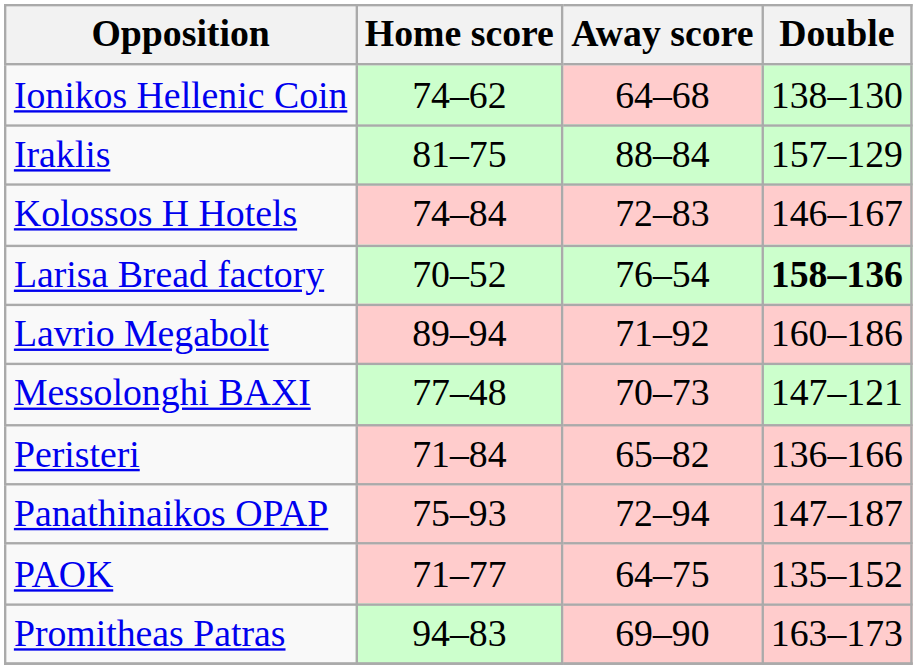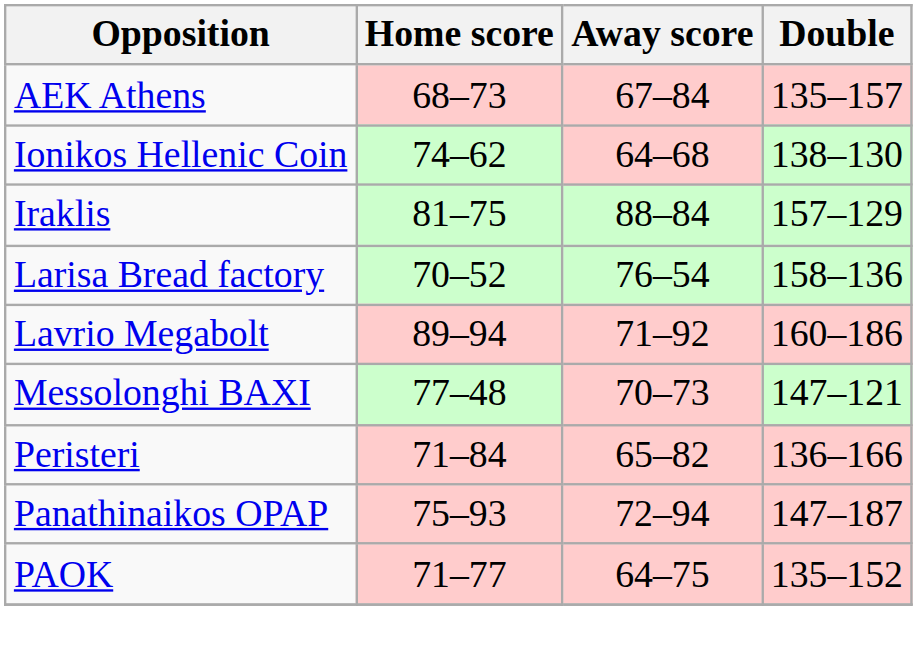+ row: (110, 94)
- row: (156, 214)
(837, 273) bold -> (837, 273) normal
- row: (150, 633)
